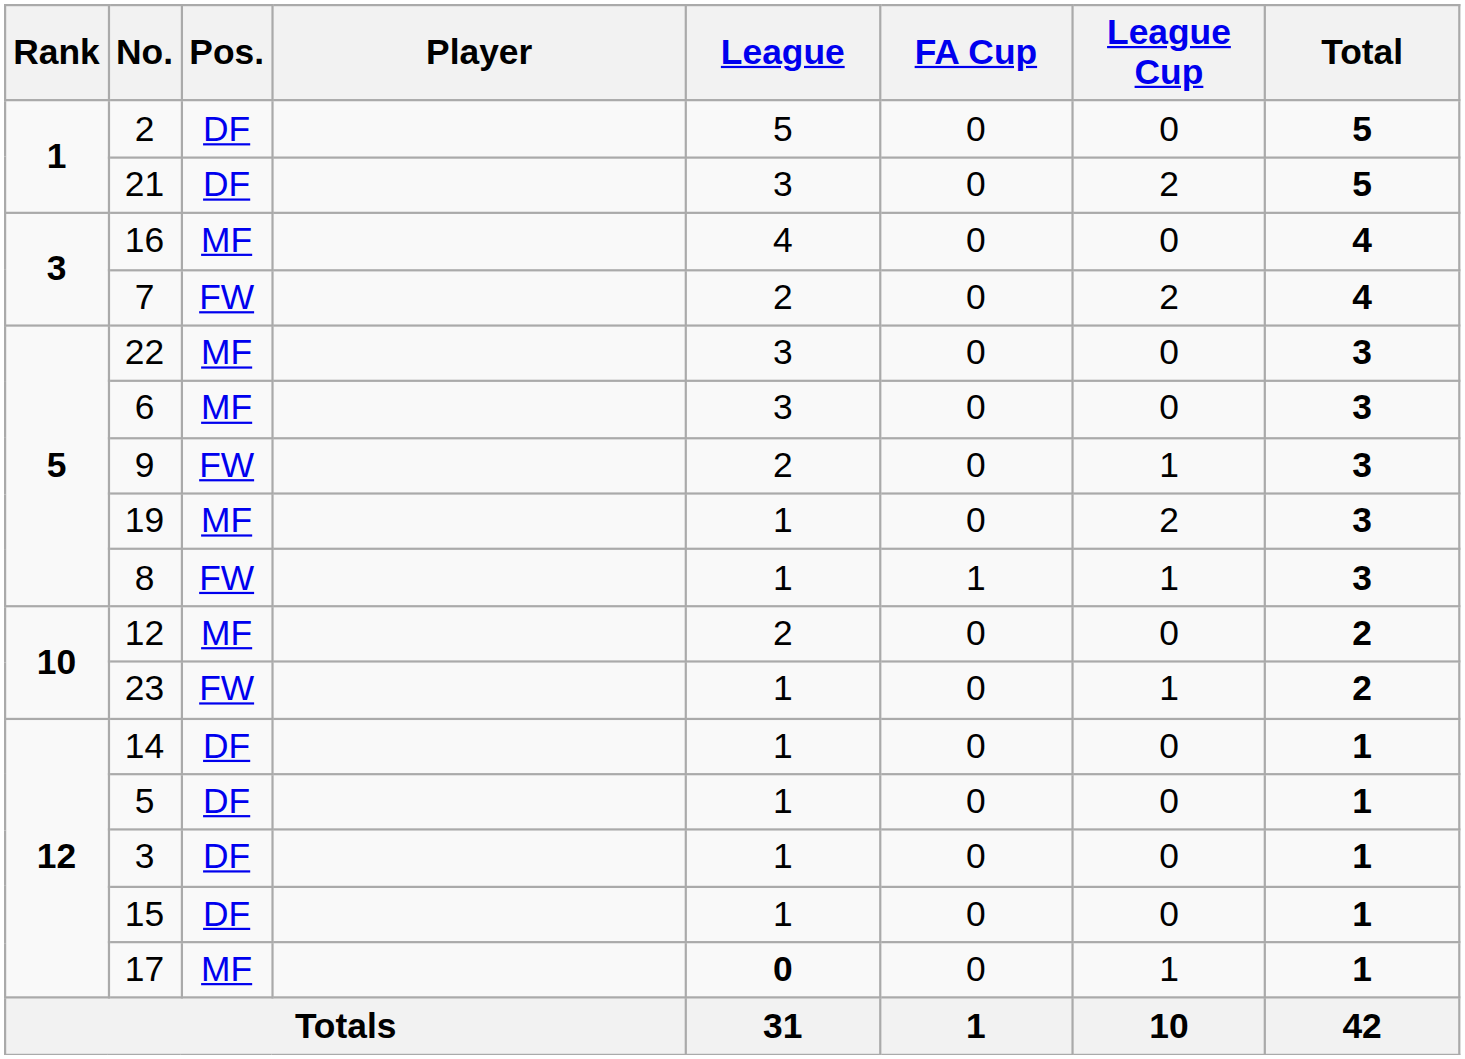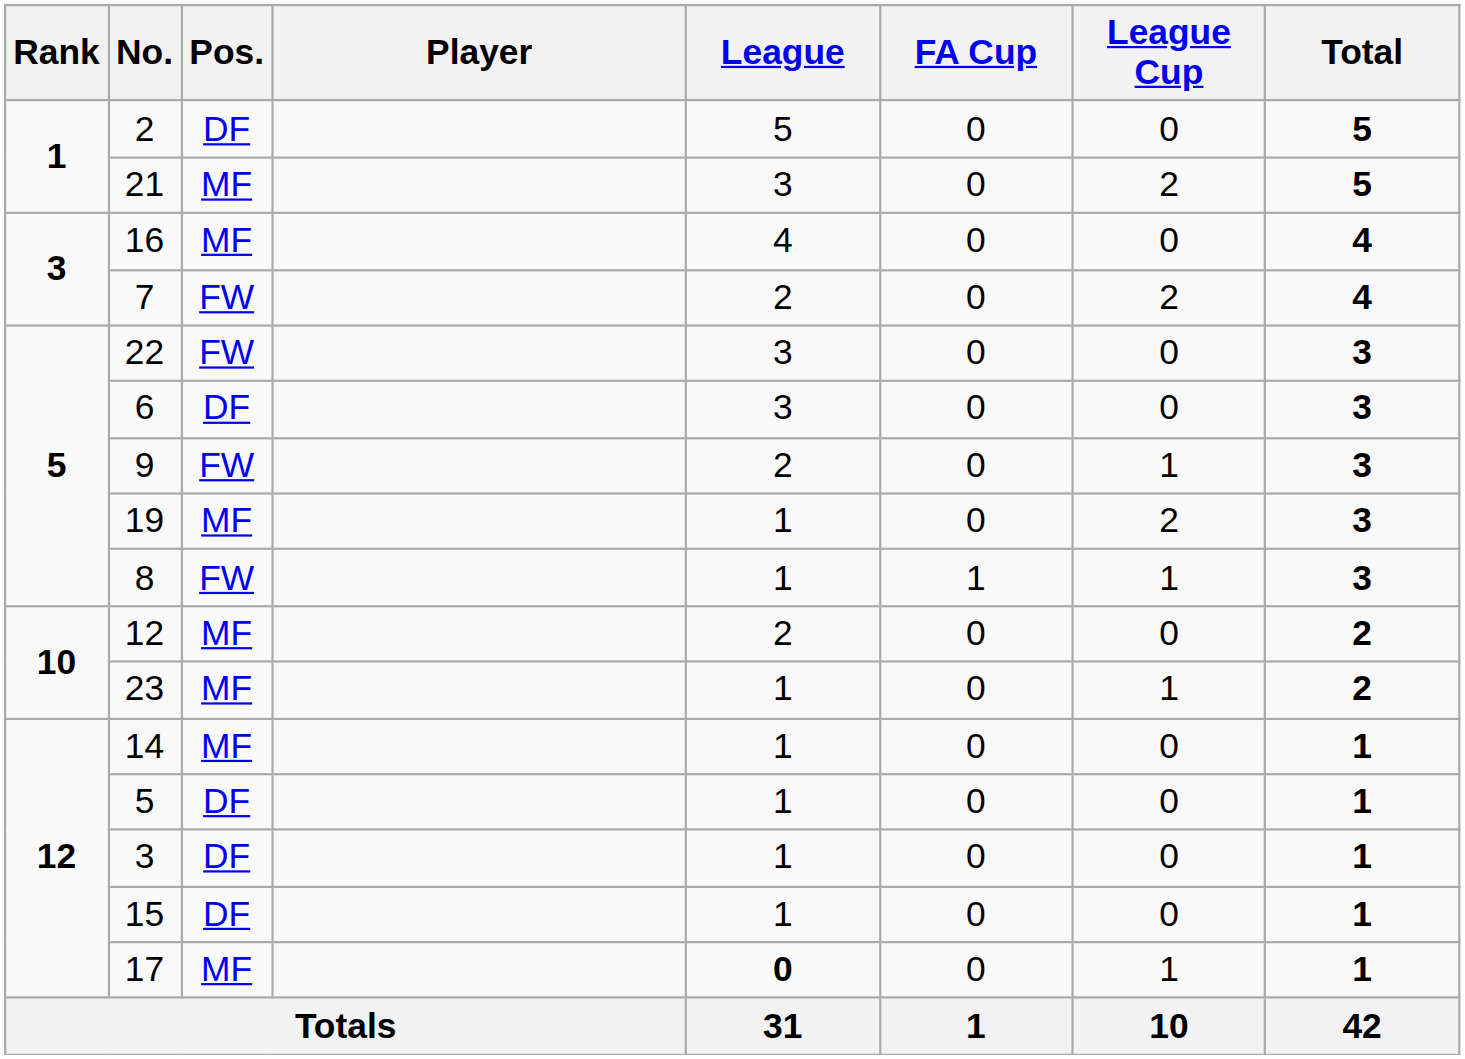(227, 184) DF -> (227, 184) MF
(227, 352) MF -> (227, 352) FW
(227, 408) MF -> (227, 408) DF
(227, 689) FW -> (227, 689) MF
(227, 745) DF -> (227, 745) MF
